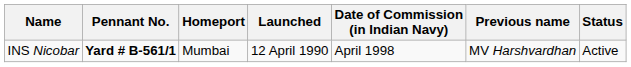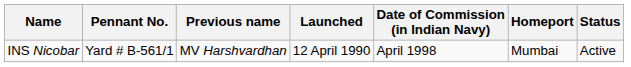columns swapped: (523, 22) <-> (213, 22)
(131, 51) bold -> (129, 51) normal
